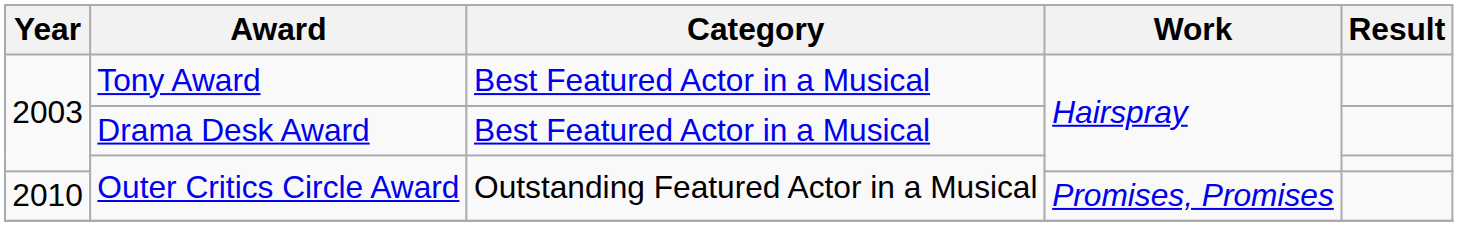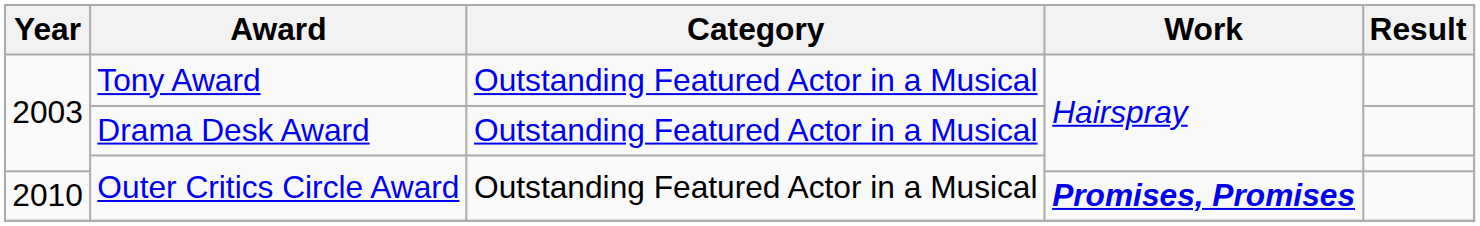(702, 79) Best Featured Actor in a Musical -> (756, 79) Outstanding Featured Actor in a Musical
(702, 130) Best Featured Actor in a Musical -> (756, 130) Outstanding Featured Actor in a Musical
(1193, 194) normal -> (1204, 194) bold
